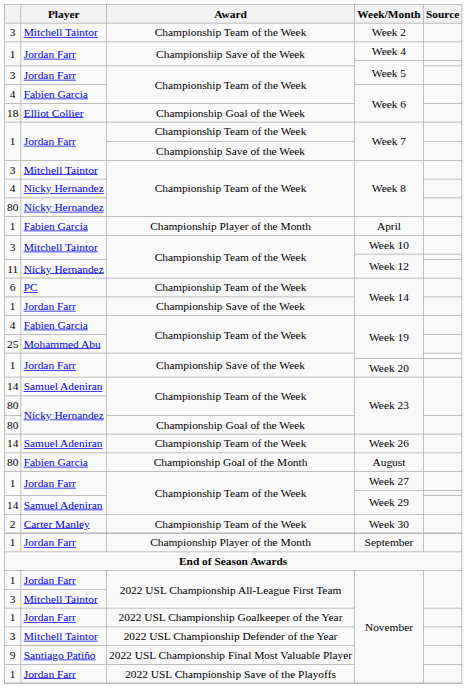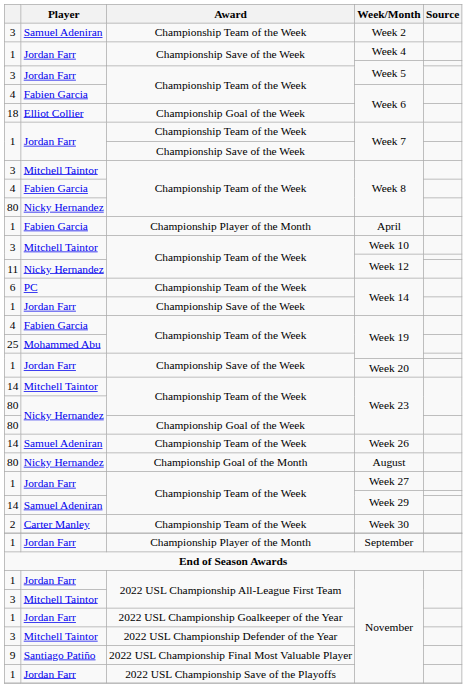(61, 32) Mitchell Taintor -> (63, 32) Samuel Adeniran
(64, 188) Nicky Hernandez -> (56, 188) Fabien Garcia
(63, 387) Samuel Adeniran -> (61, 387) Mitchell Taintor
(56, 462) Fabien Garcia -> (64, 462) Nicky Hernandez
